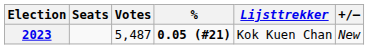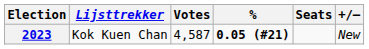columns swapped: (284, 14) <-> (90, 14)
(133, 34) 5,487 -> (192, 34) 4,587
